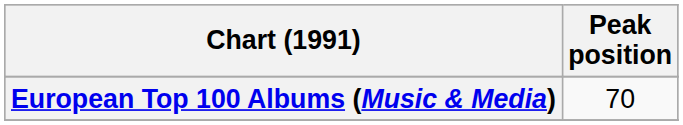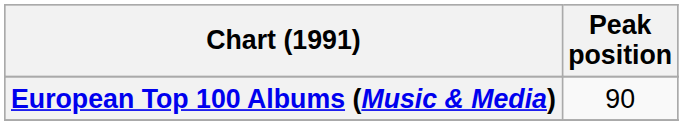(620, 98) 70 -> (620, 98) 90
